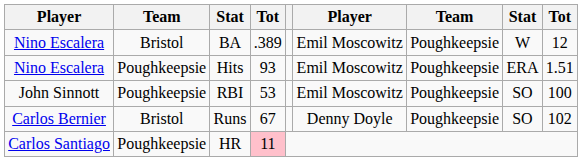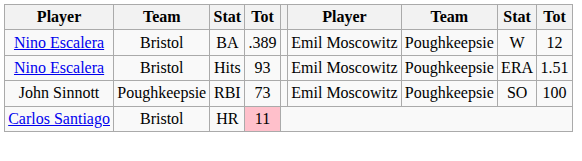(162, 67) Poughkeepsie -> (162, 67) Bristol
(268, 93) 53 -> (263, 93) 73
- row: (230, 118)
(162, 144) Poughkeepsie -> (162, 118) Bristol
